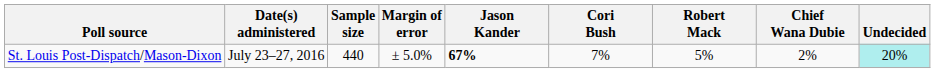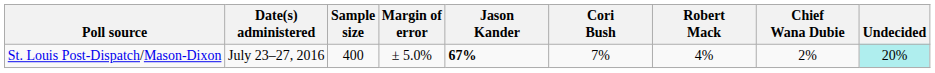(353, 55) 440 -> (353, 55) 400
(704, 55) 5% -> (704, 55) 4%
